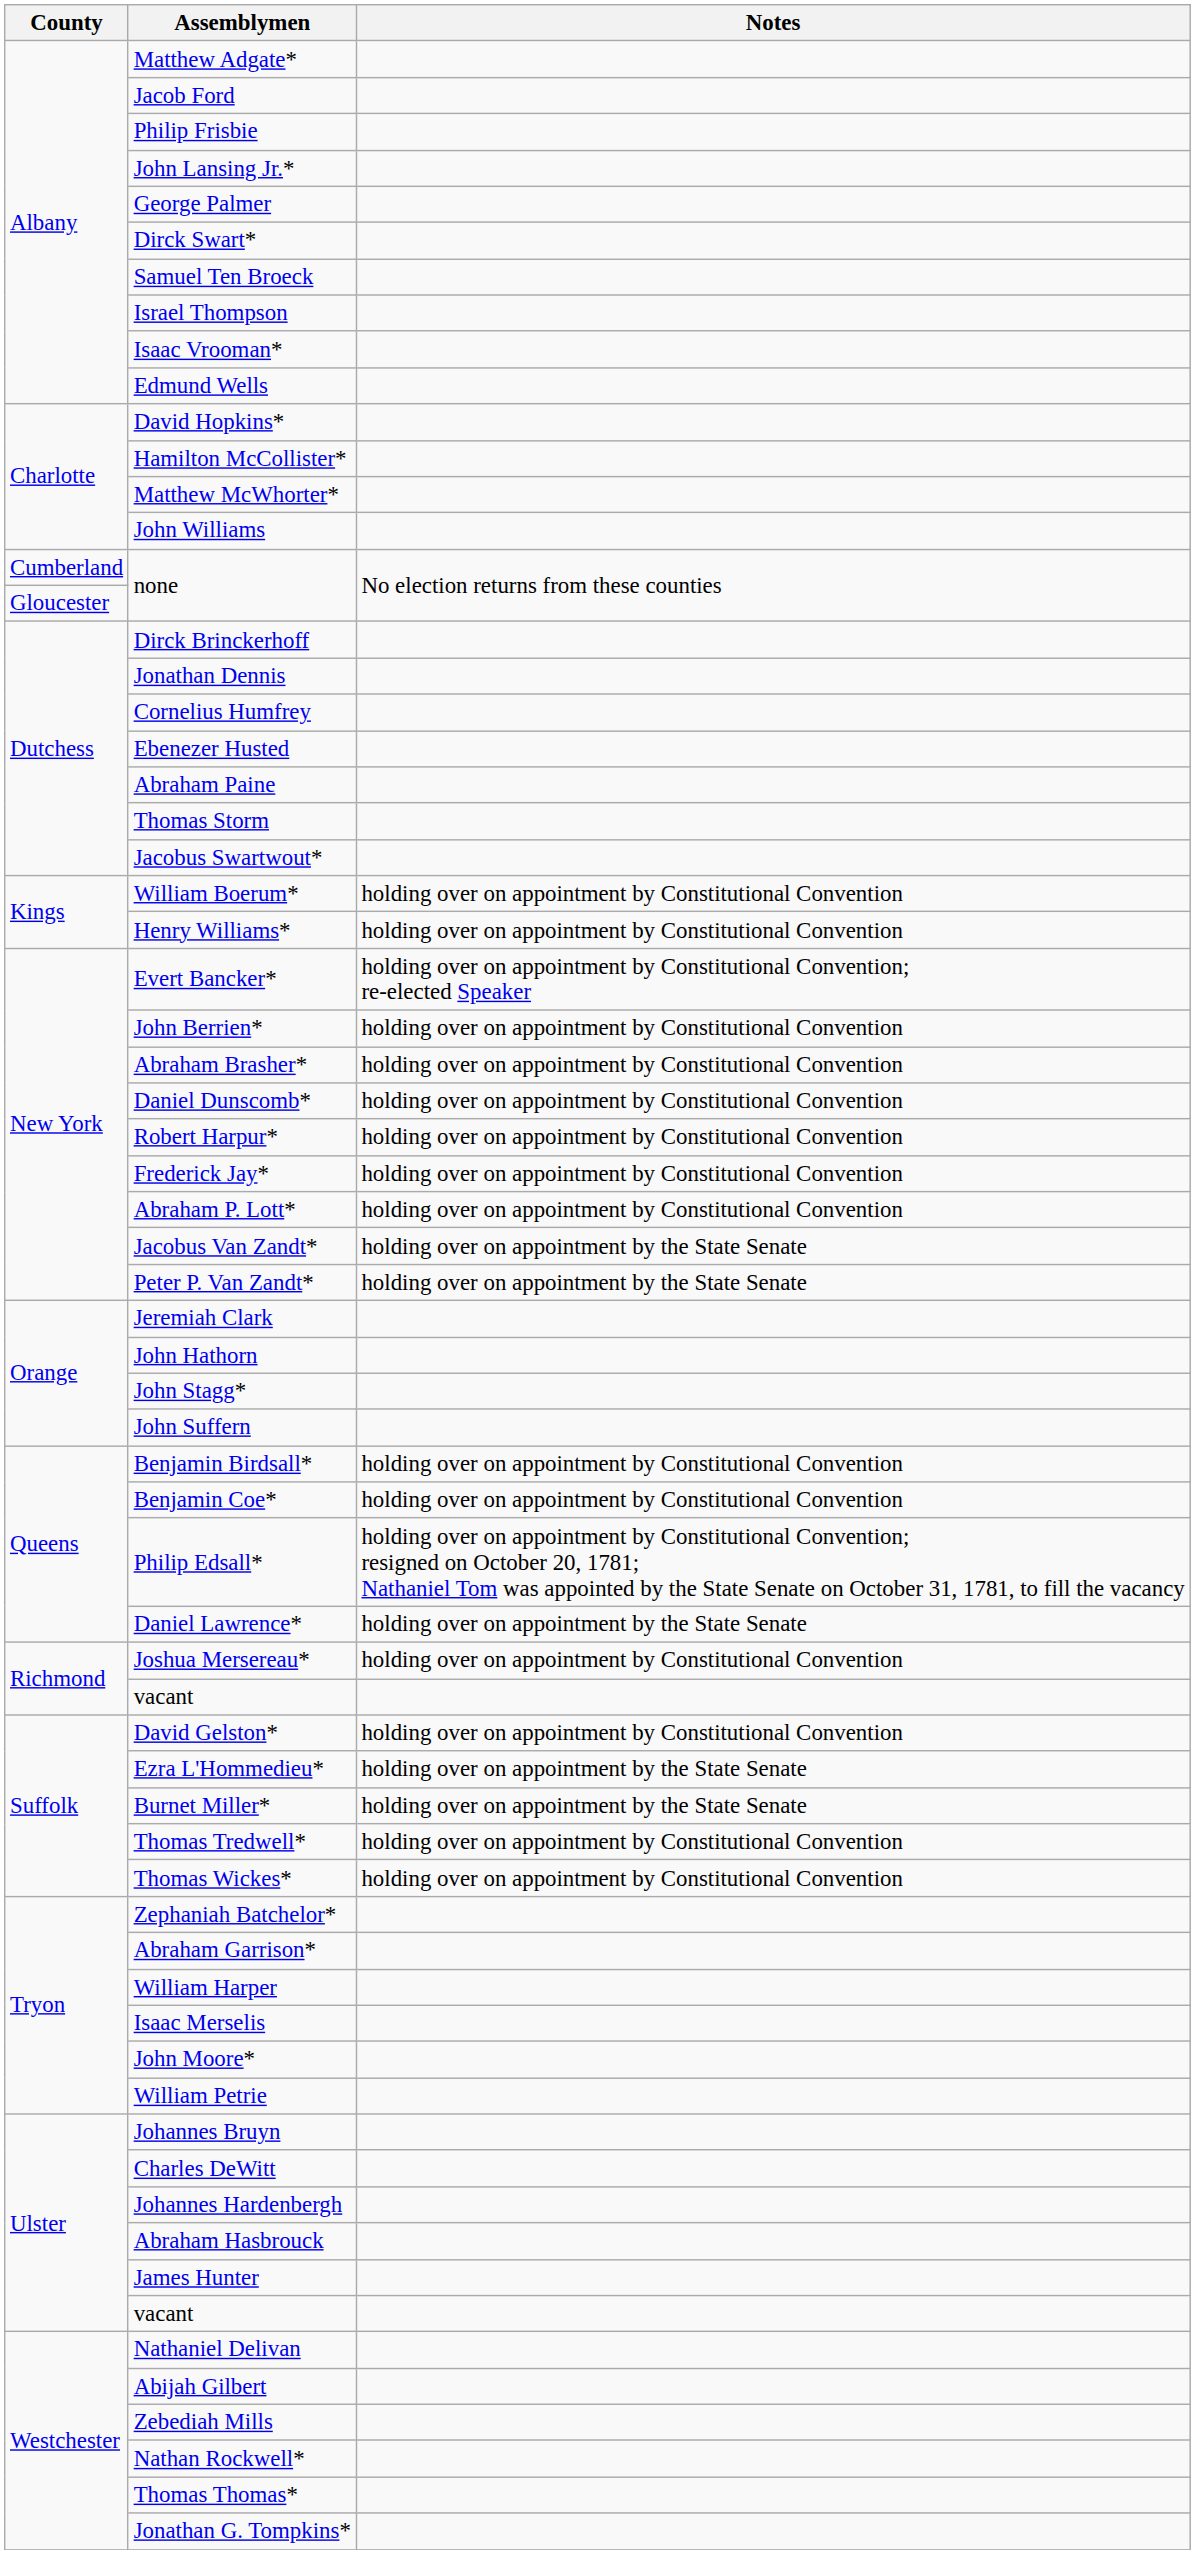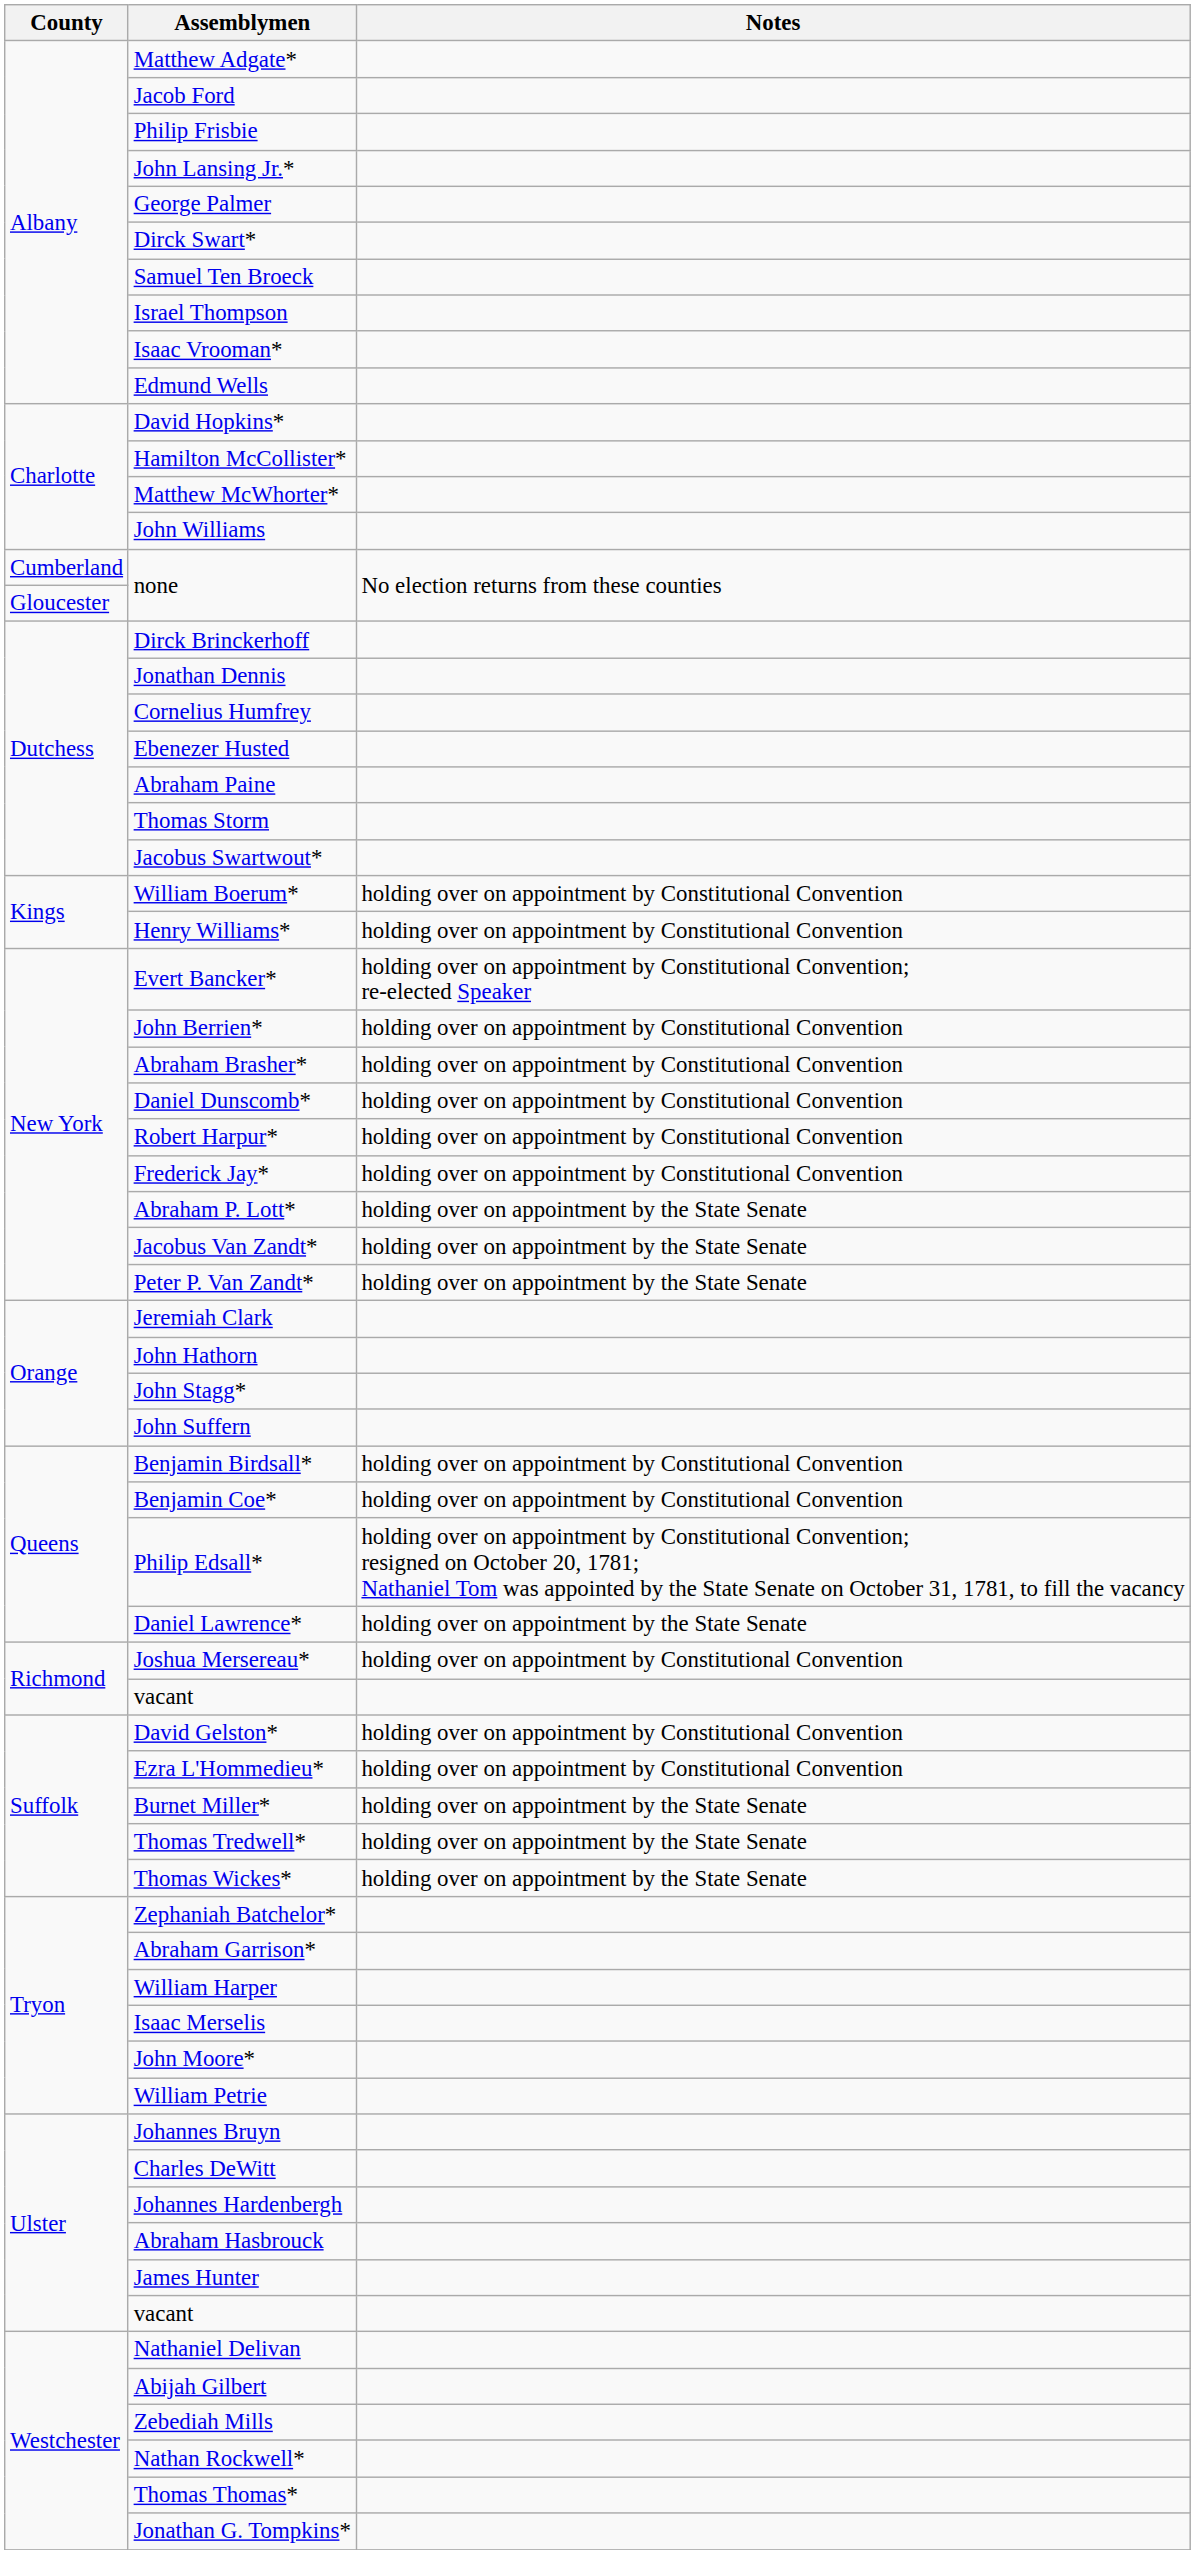(632, 1209) holding over on appointment by Constitutional Convention -> (584, 1209) holding over on appointment by the State Senate
(584, 1769) holding over on appointment by the State Senate -> (632, 1769) holding over on appointment by Constitutional Convention
(632, 1841) holding over on appointment by Constitutional Convention -> (584, 1841) holding over on appointment by the State Senate
(632, 1877) holding over on appointment by Constitutional Convention -> (584, 1877) holding over on appointment by the State Senate
